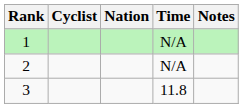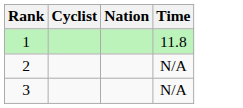- column: (216, 16)
(173, 41) N/A -> (173, 41) 11.8
(173, 90) 11.8 -> (173, 90) N/A
